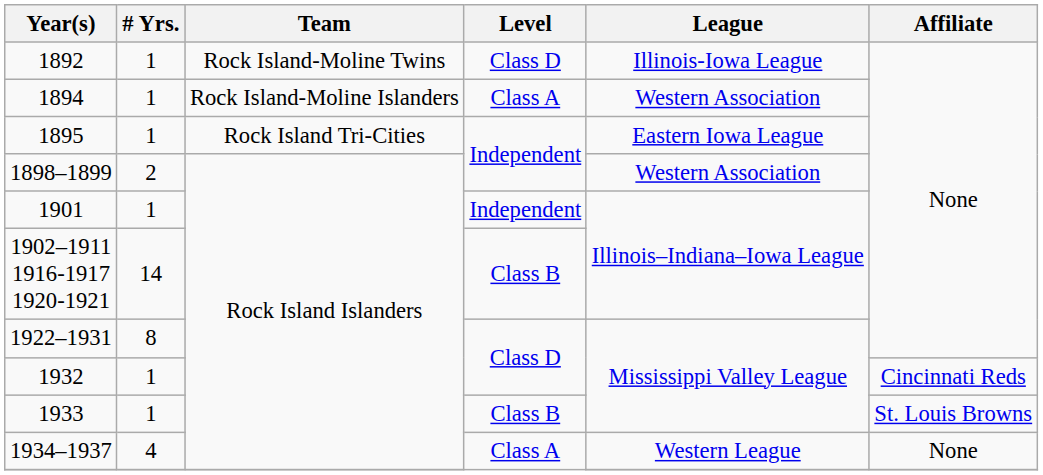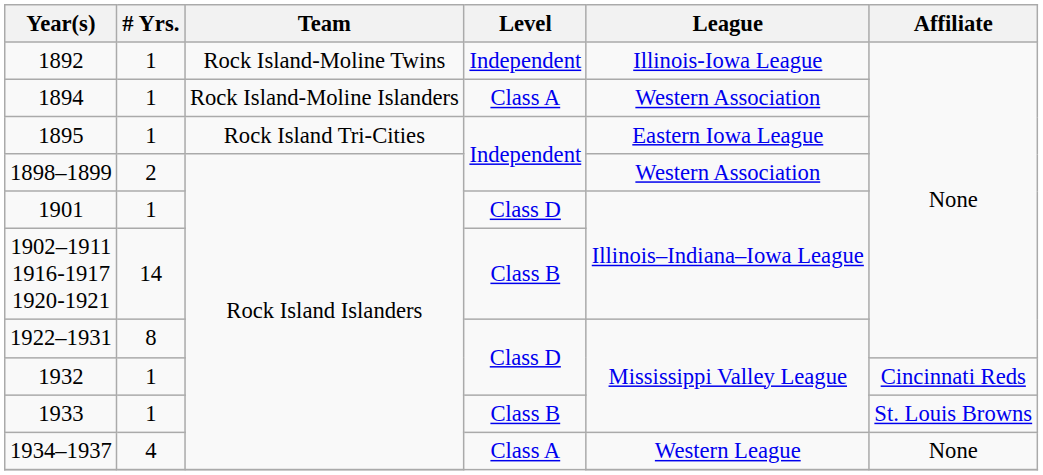(525, 60) Class D -> (525, 60) Independent
(525, 210) Independent -> (525, 210) Class D
